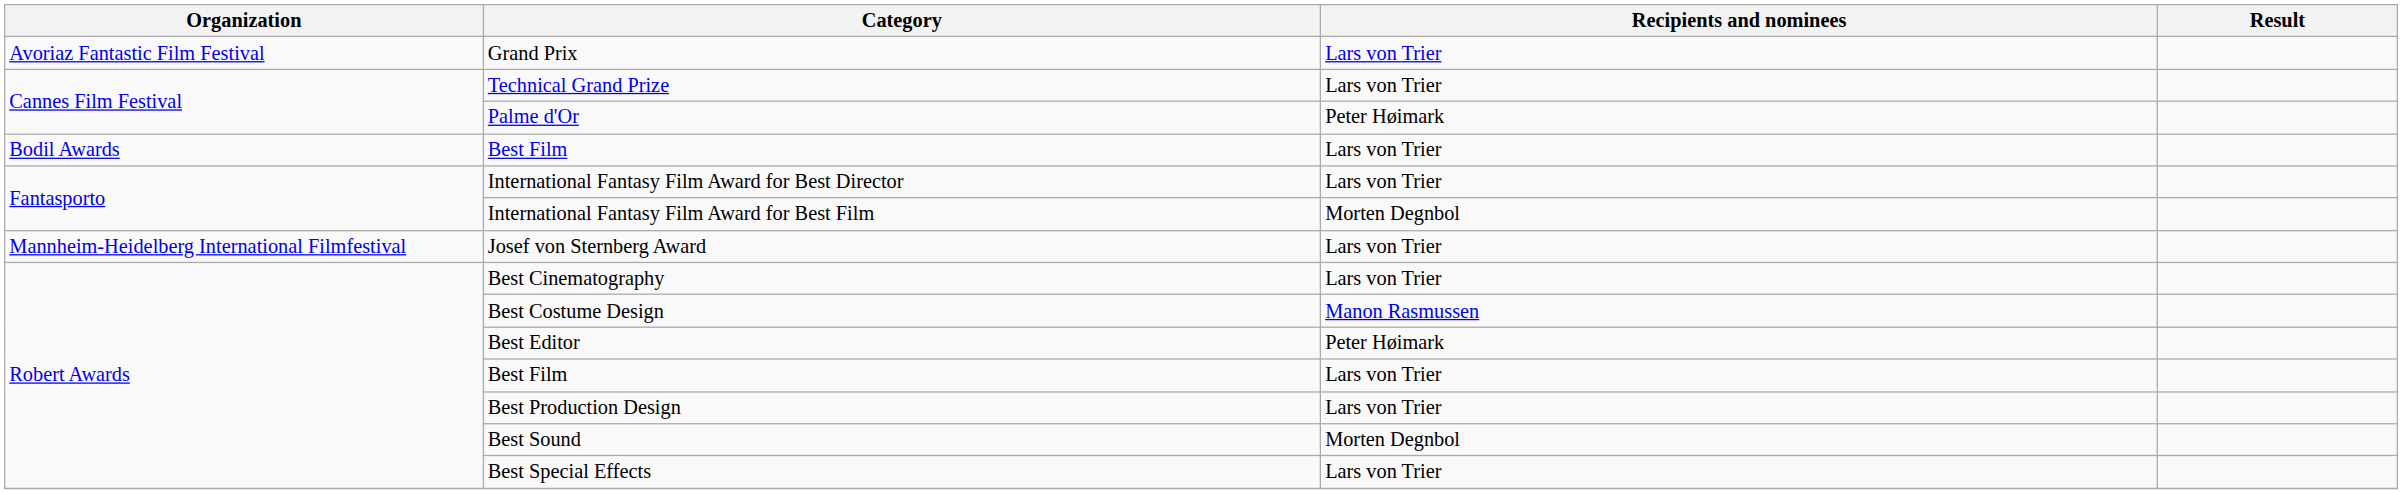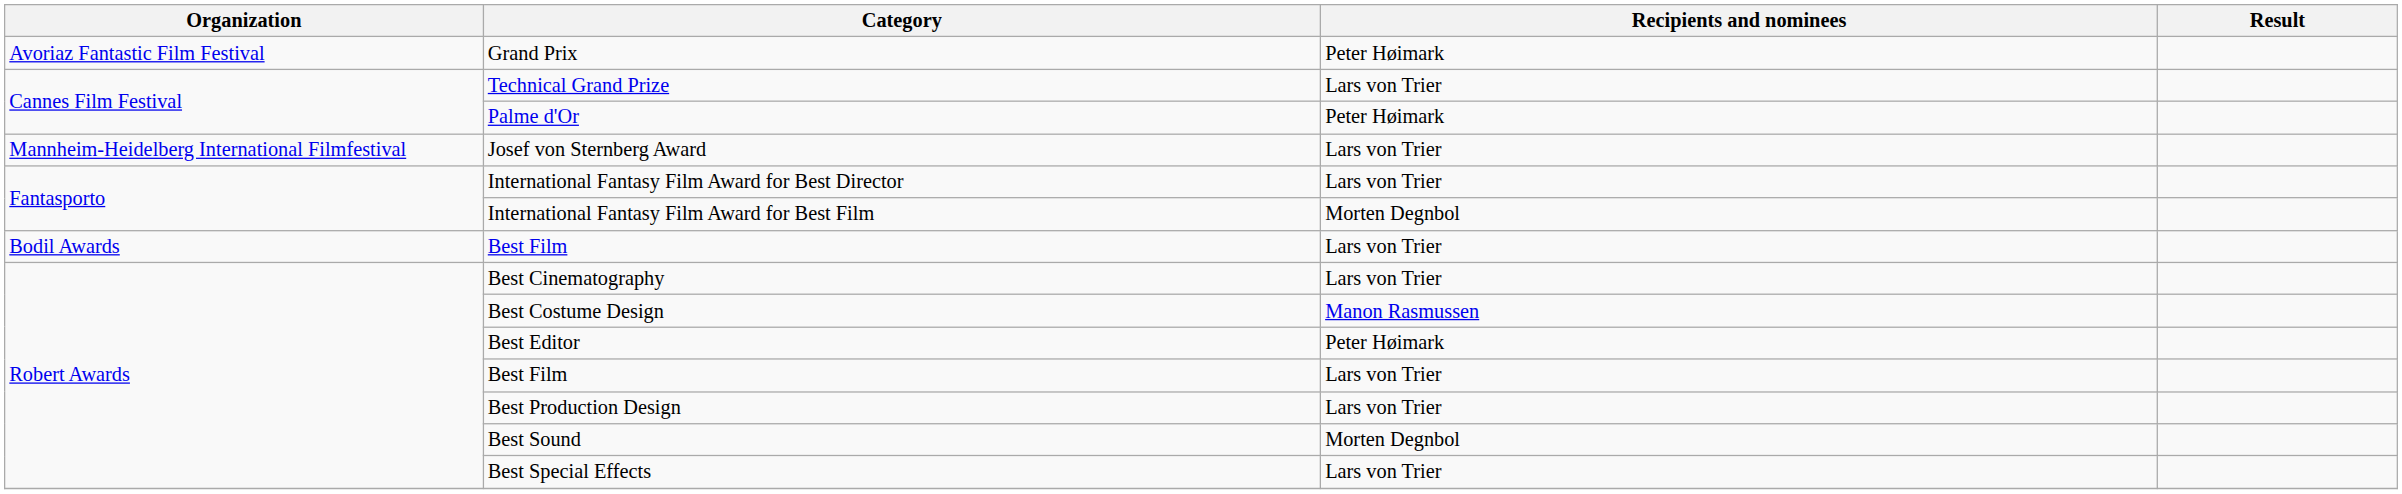(1383, 52) Lars von Trier -> (1385, 52) Peter Høimark
rows swapped: (65, 149) <-> (208, 246)
